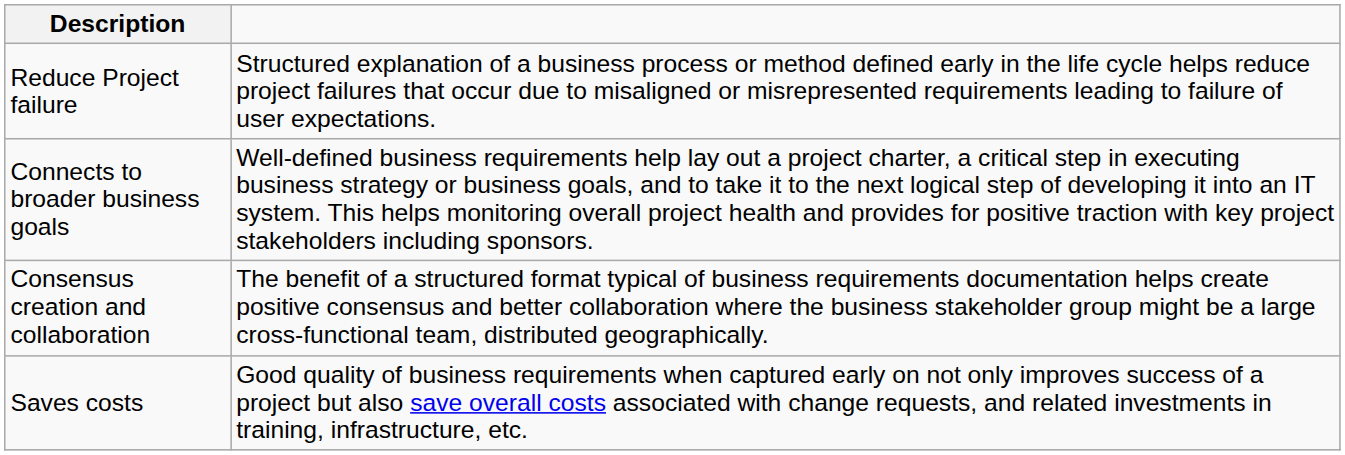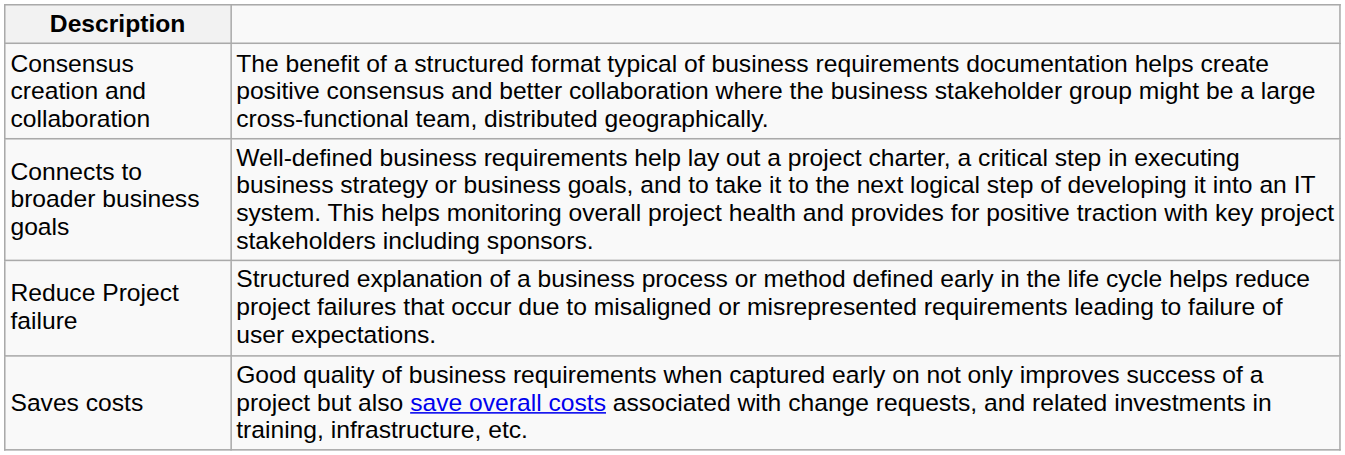rows swapped: (95, 90) <-> (80, 307)
